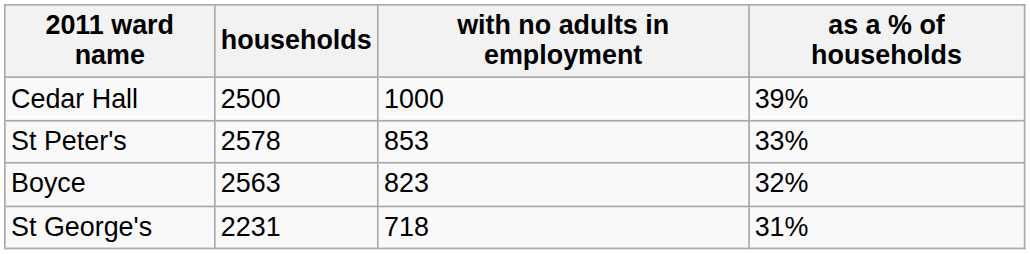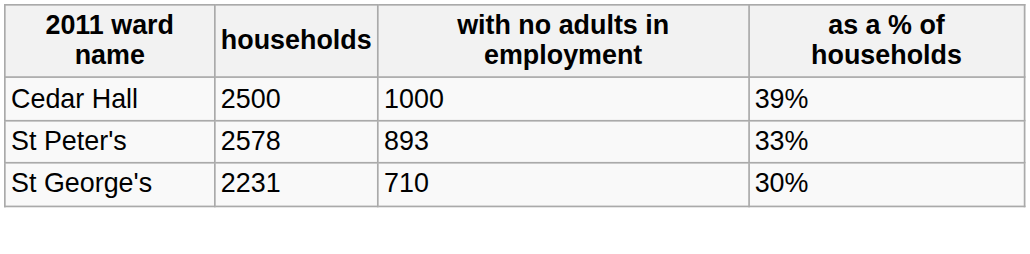(407, 141) 853 -> (407, 141) 893
- row: (48, 183)
(407, 226) 718 -> (407, 183) 710
(782, 226) 31% -> (782, 183) 30%
